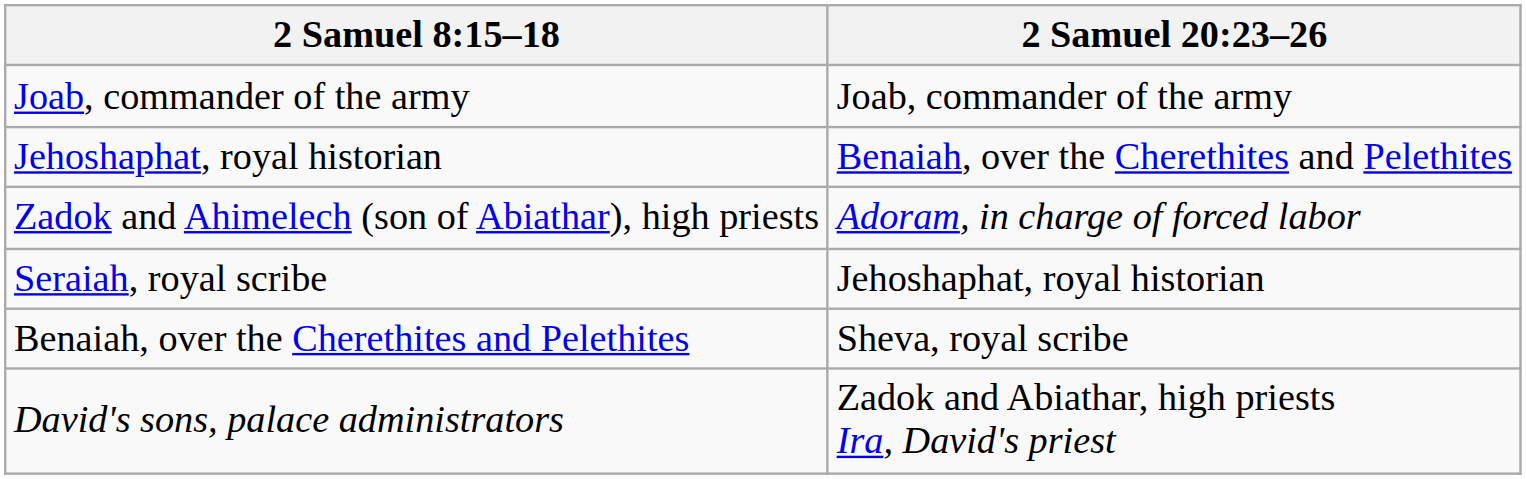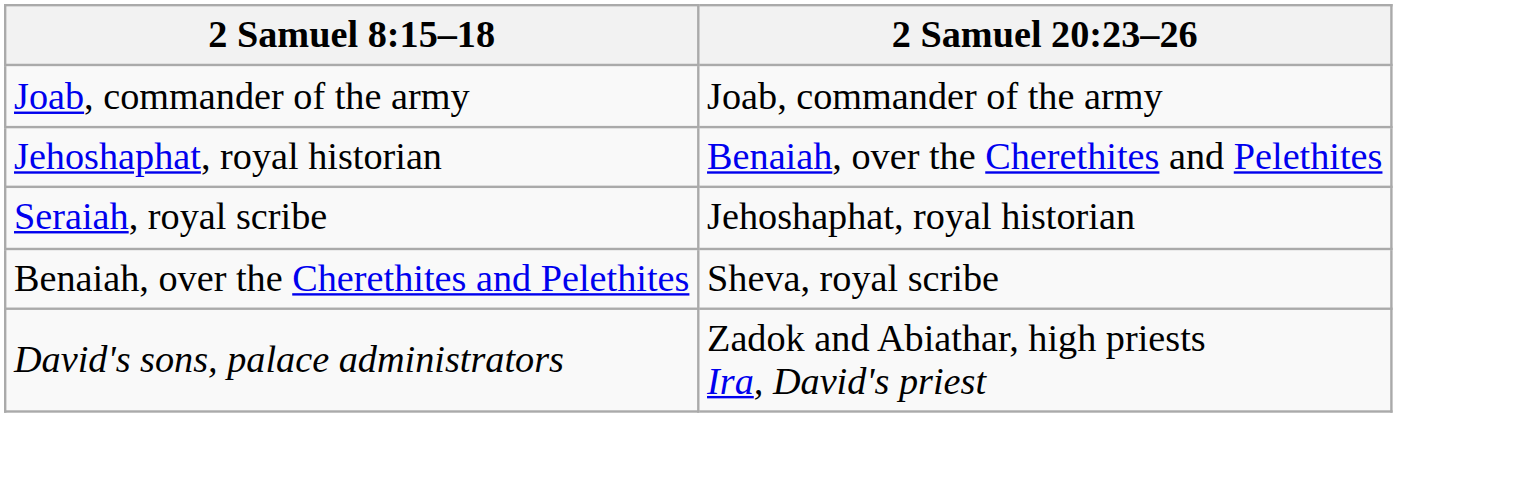- row: (417, 216)
